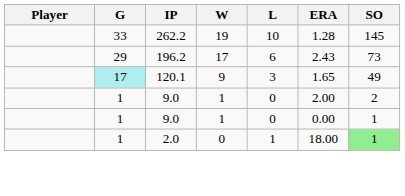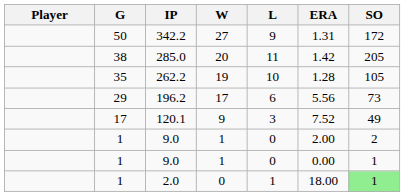+ row: (171, 35)
+ row: (171, 56)
(120, 35) 33 -> (120, 77) 35
(374, 35) 145 -> (374, 77) 105
(323, 56) 2.43 -> (323, 98) 5.56
(120, 77) paleturquoise background -> (120, 118) no background
(323, 77) 1.65 -> (323, 118) 7.52
